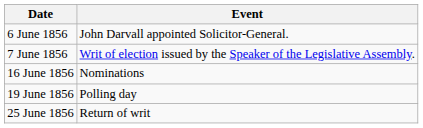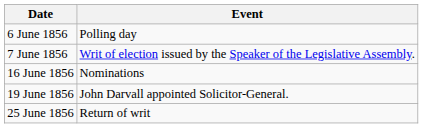(184, 34) John Darvall appointed Solicitor-General. -> (108, 34) Polling day
(108, 93) Polling day -> (184, 93) John Darvall appointed Solicitor-General.
